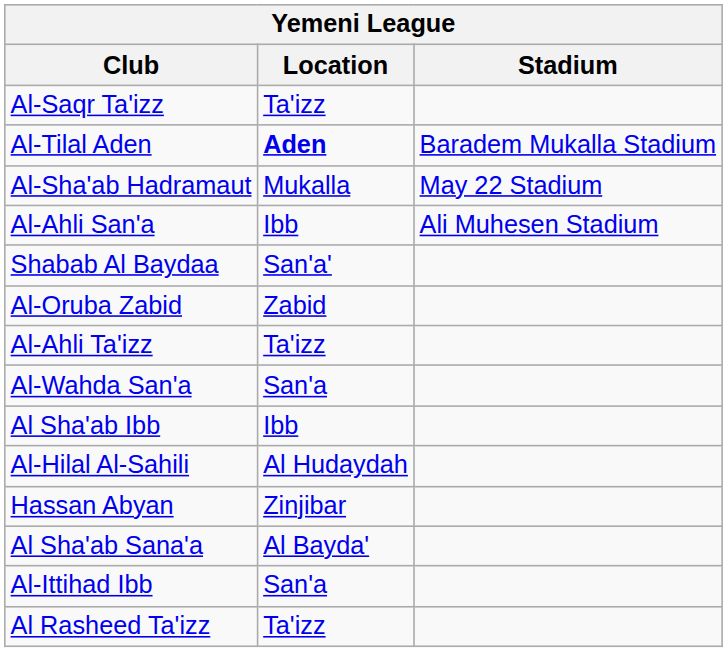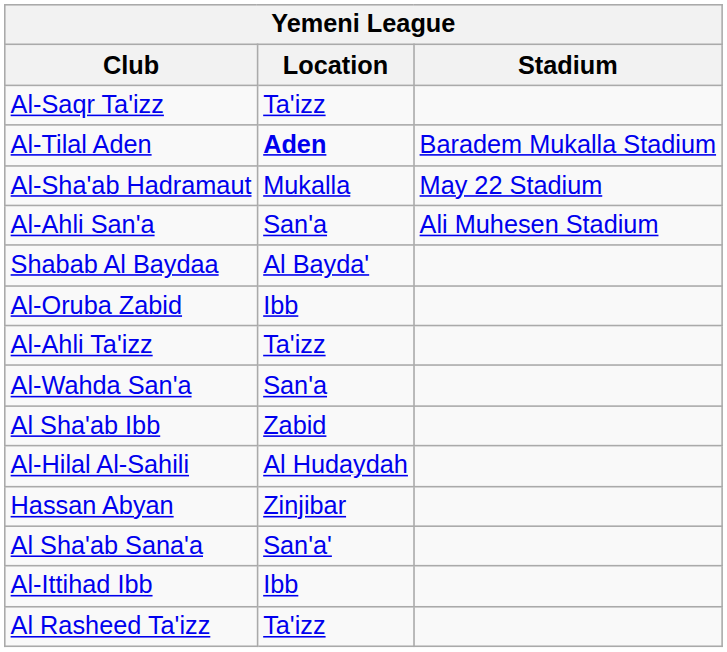(281, 225) Ibb -> (295, 225) San'a
(298, 265) San'a' -> (316, 265) Al Bayda'
(295, 305) Zabid -> (281, 305) Ibb
(281, 425) Ibb -> (295, 425) Zabid
(316, 545) Al Bayda' -> (298, 545) San'a'
(295, 585) San'a -> (281, 585) Ibb
